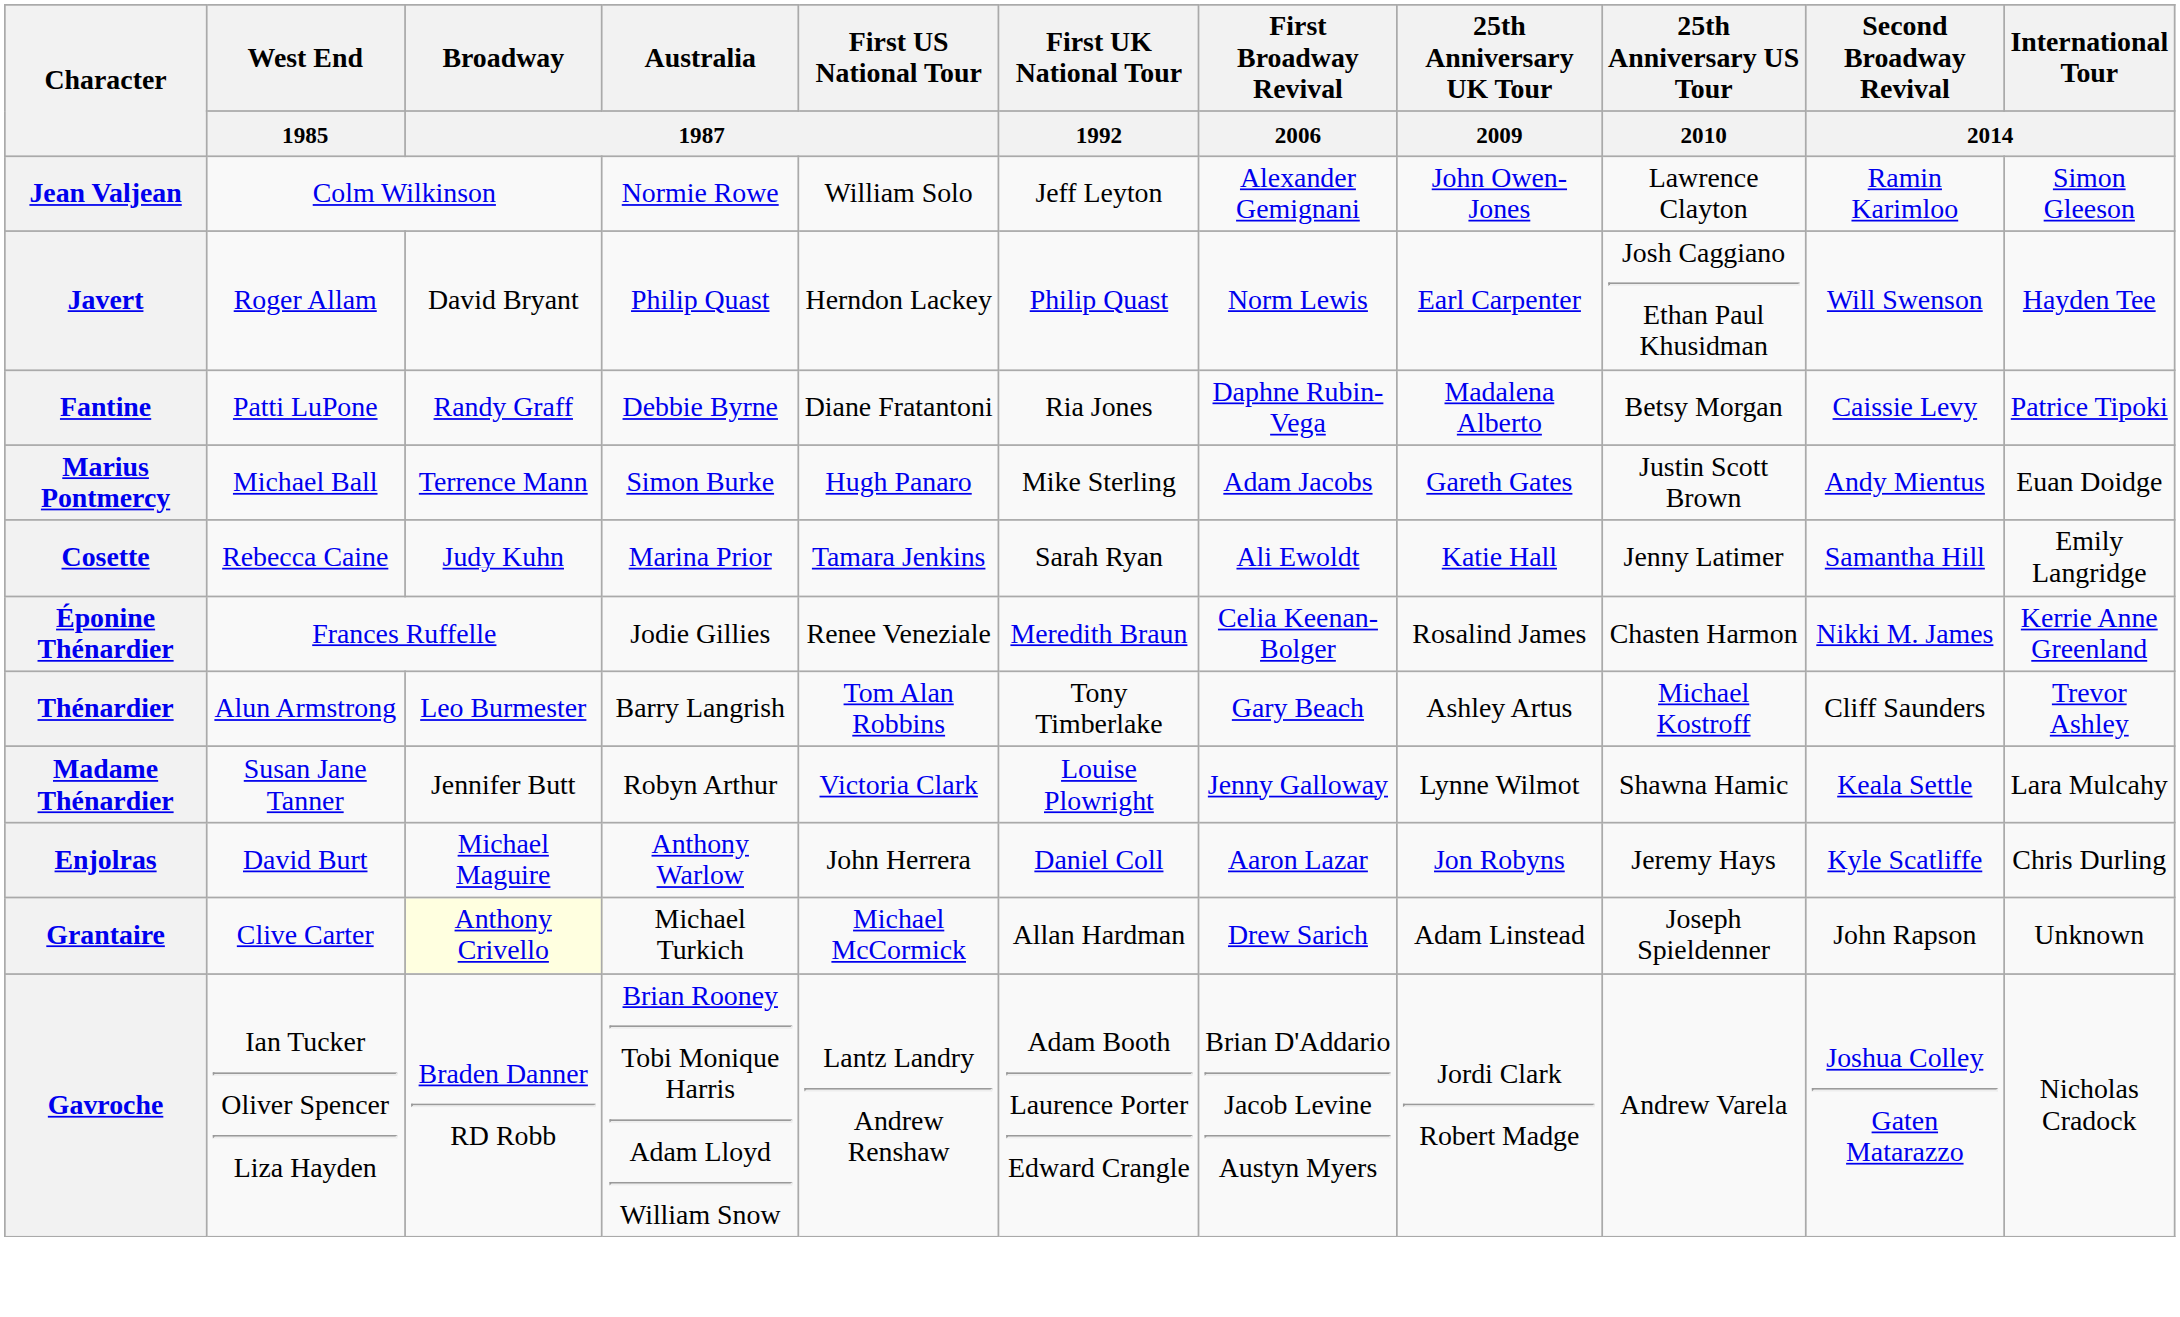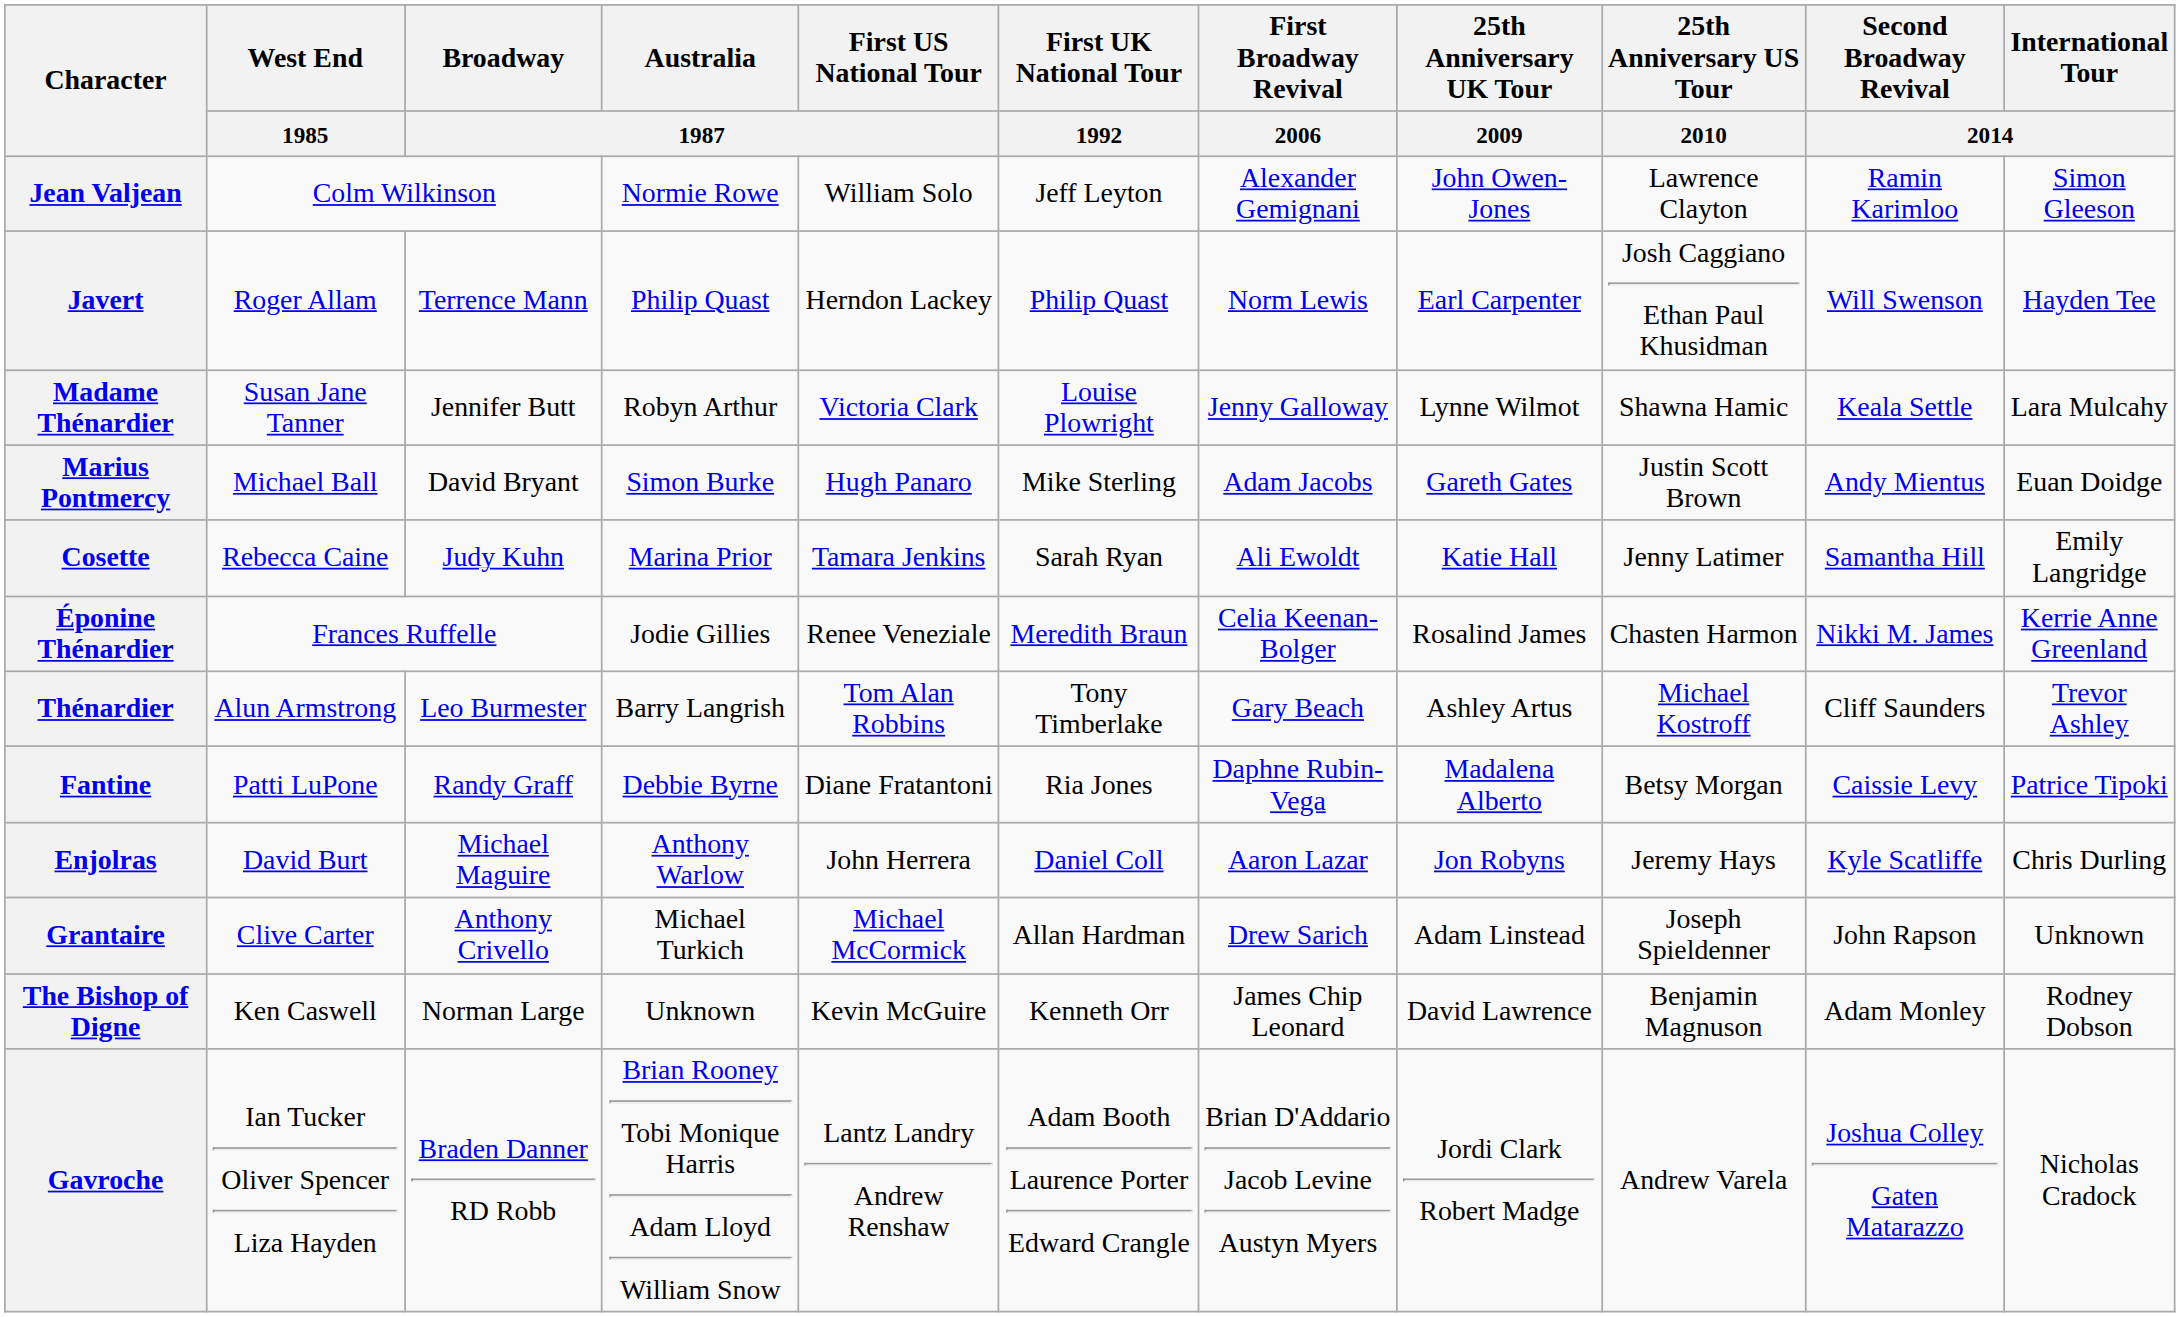(503, 299) David Bryant -> (503, 299) Terrence Mann
rows swapped: (106, 406) <-> (106, 784)
(503, 482) Terrence Mann -> (503, 482) David Bryant
(503, 935) lightyellow background -> (503, 935) no background
+ row: (106, 1010)
